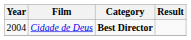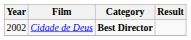(16, 27) 2004 -> (16, 27) 2002
